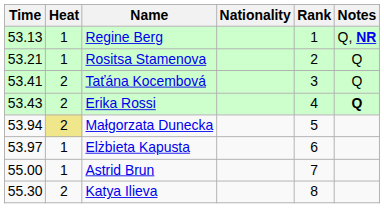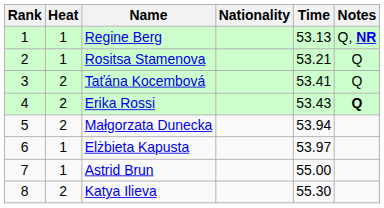columns swapped: (314, 15) <-> (25, 15)
(64, 125) khaki background -> (63, 125) no background
